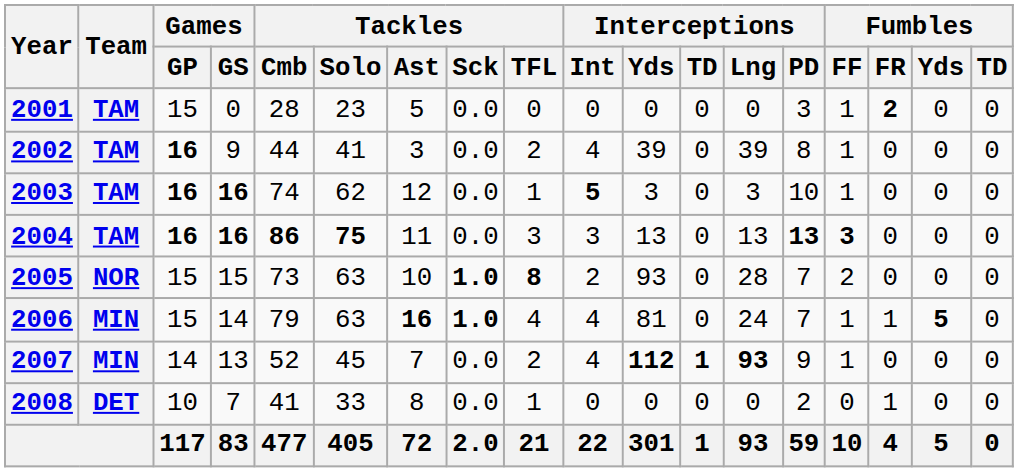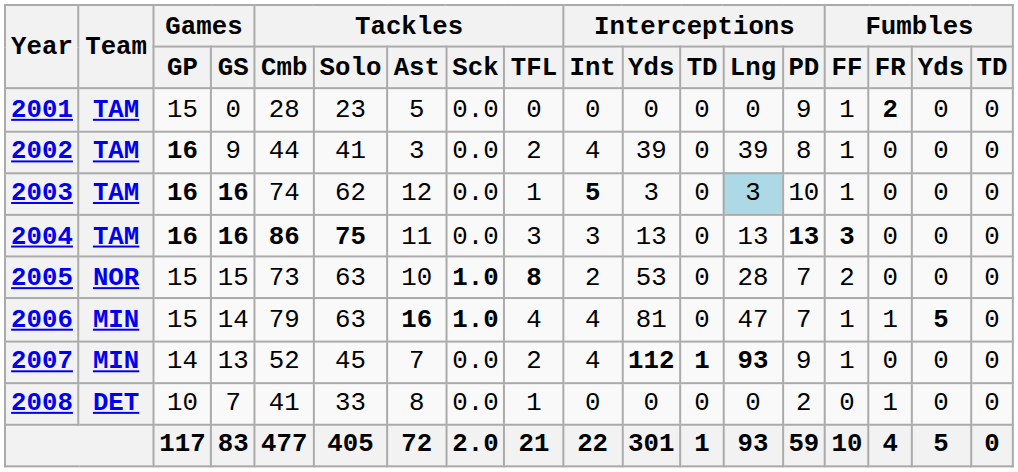(804, 110) 3 -> (804, 110) 9
(753, 194) no background -> (753, 194) lightblue background
(651, 278) 93 -> (651, 278) 53
(753, 320) 24 -> (753, 320) 47
